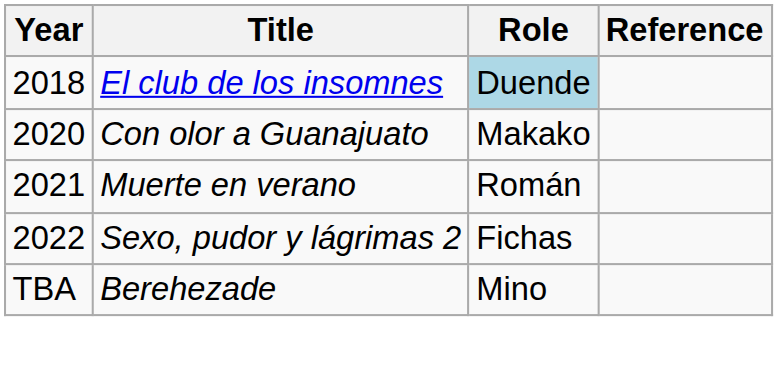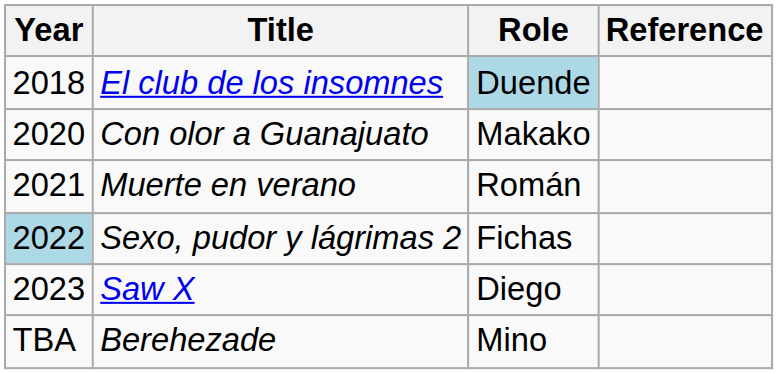(49, 237) no background -> (49, 237) lightblue background
+ row: (147, 289)
